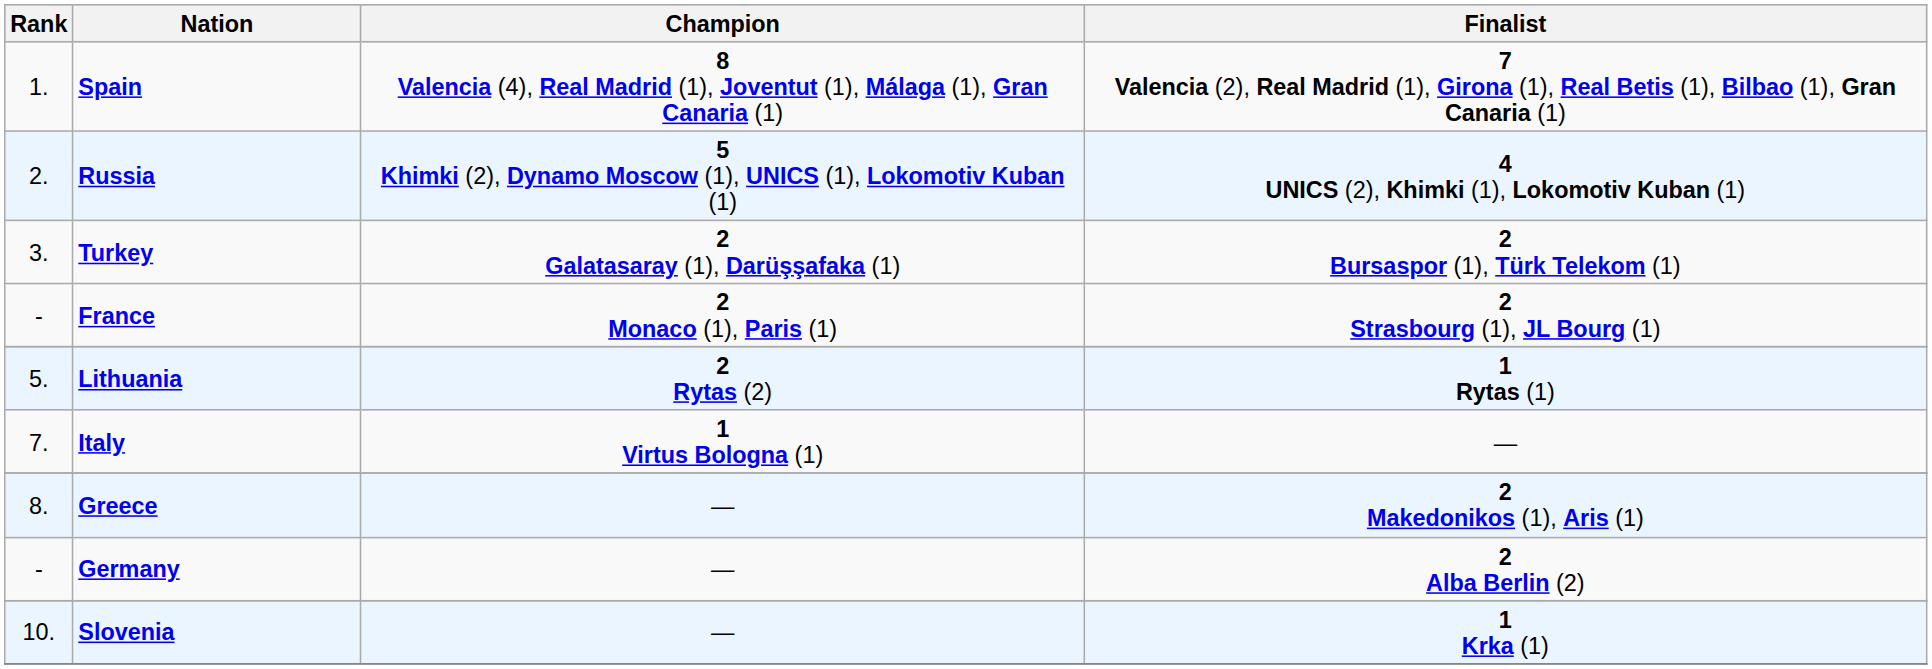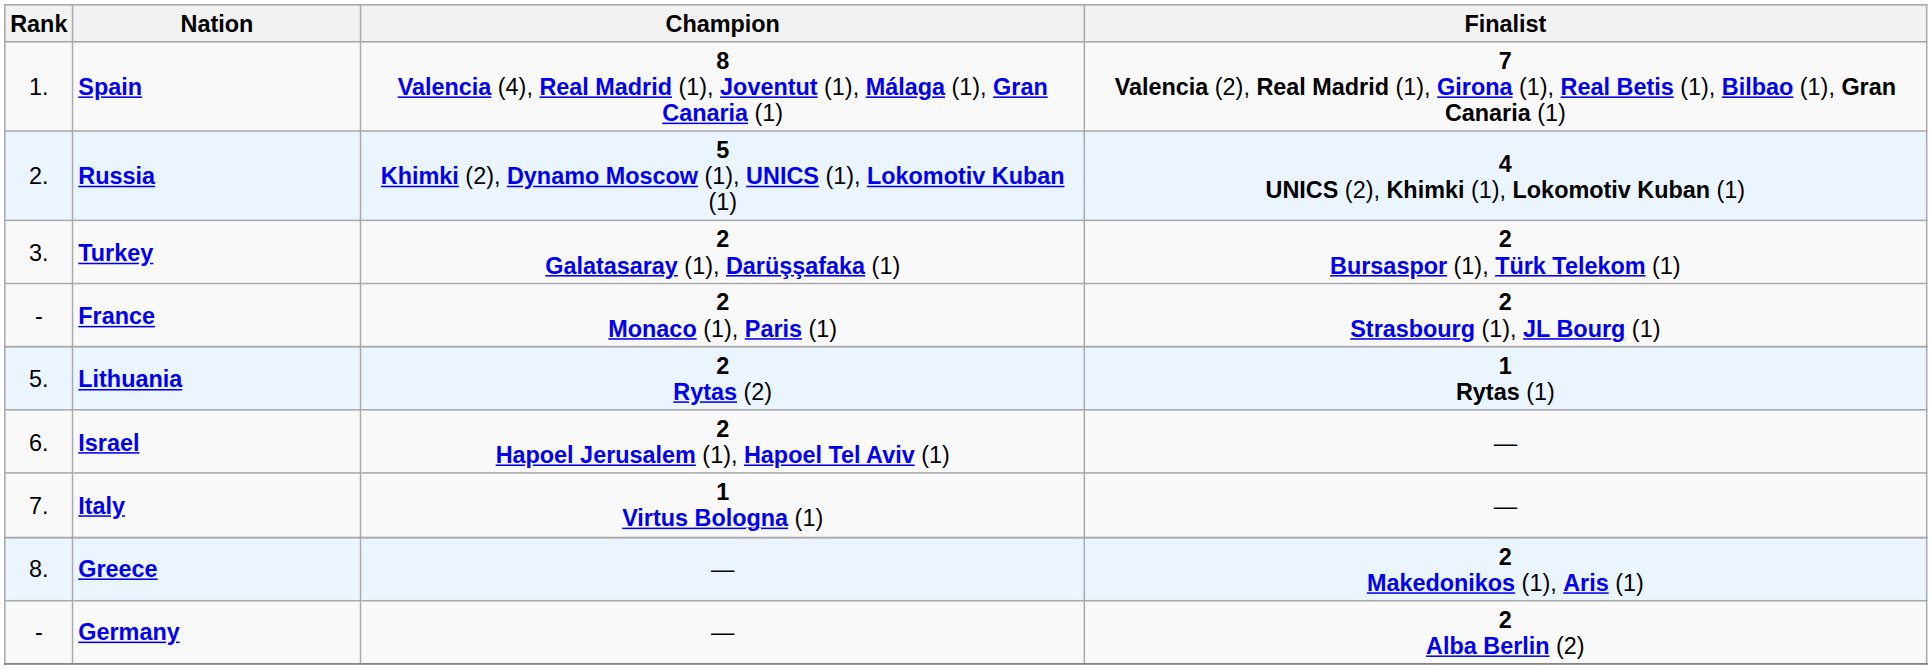+ row: (109, 442)
- row: (126, 632)
